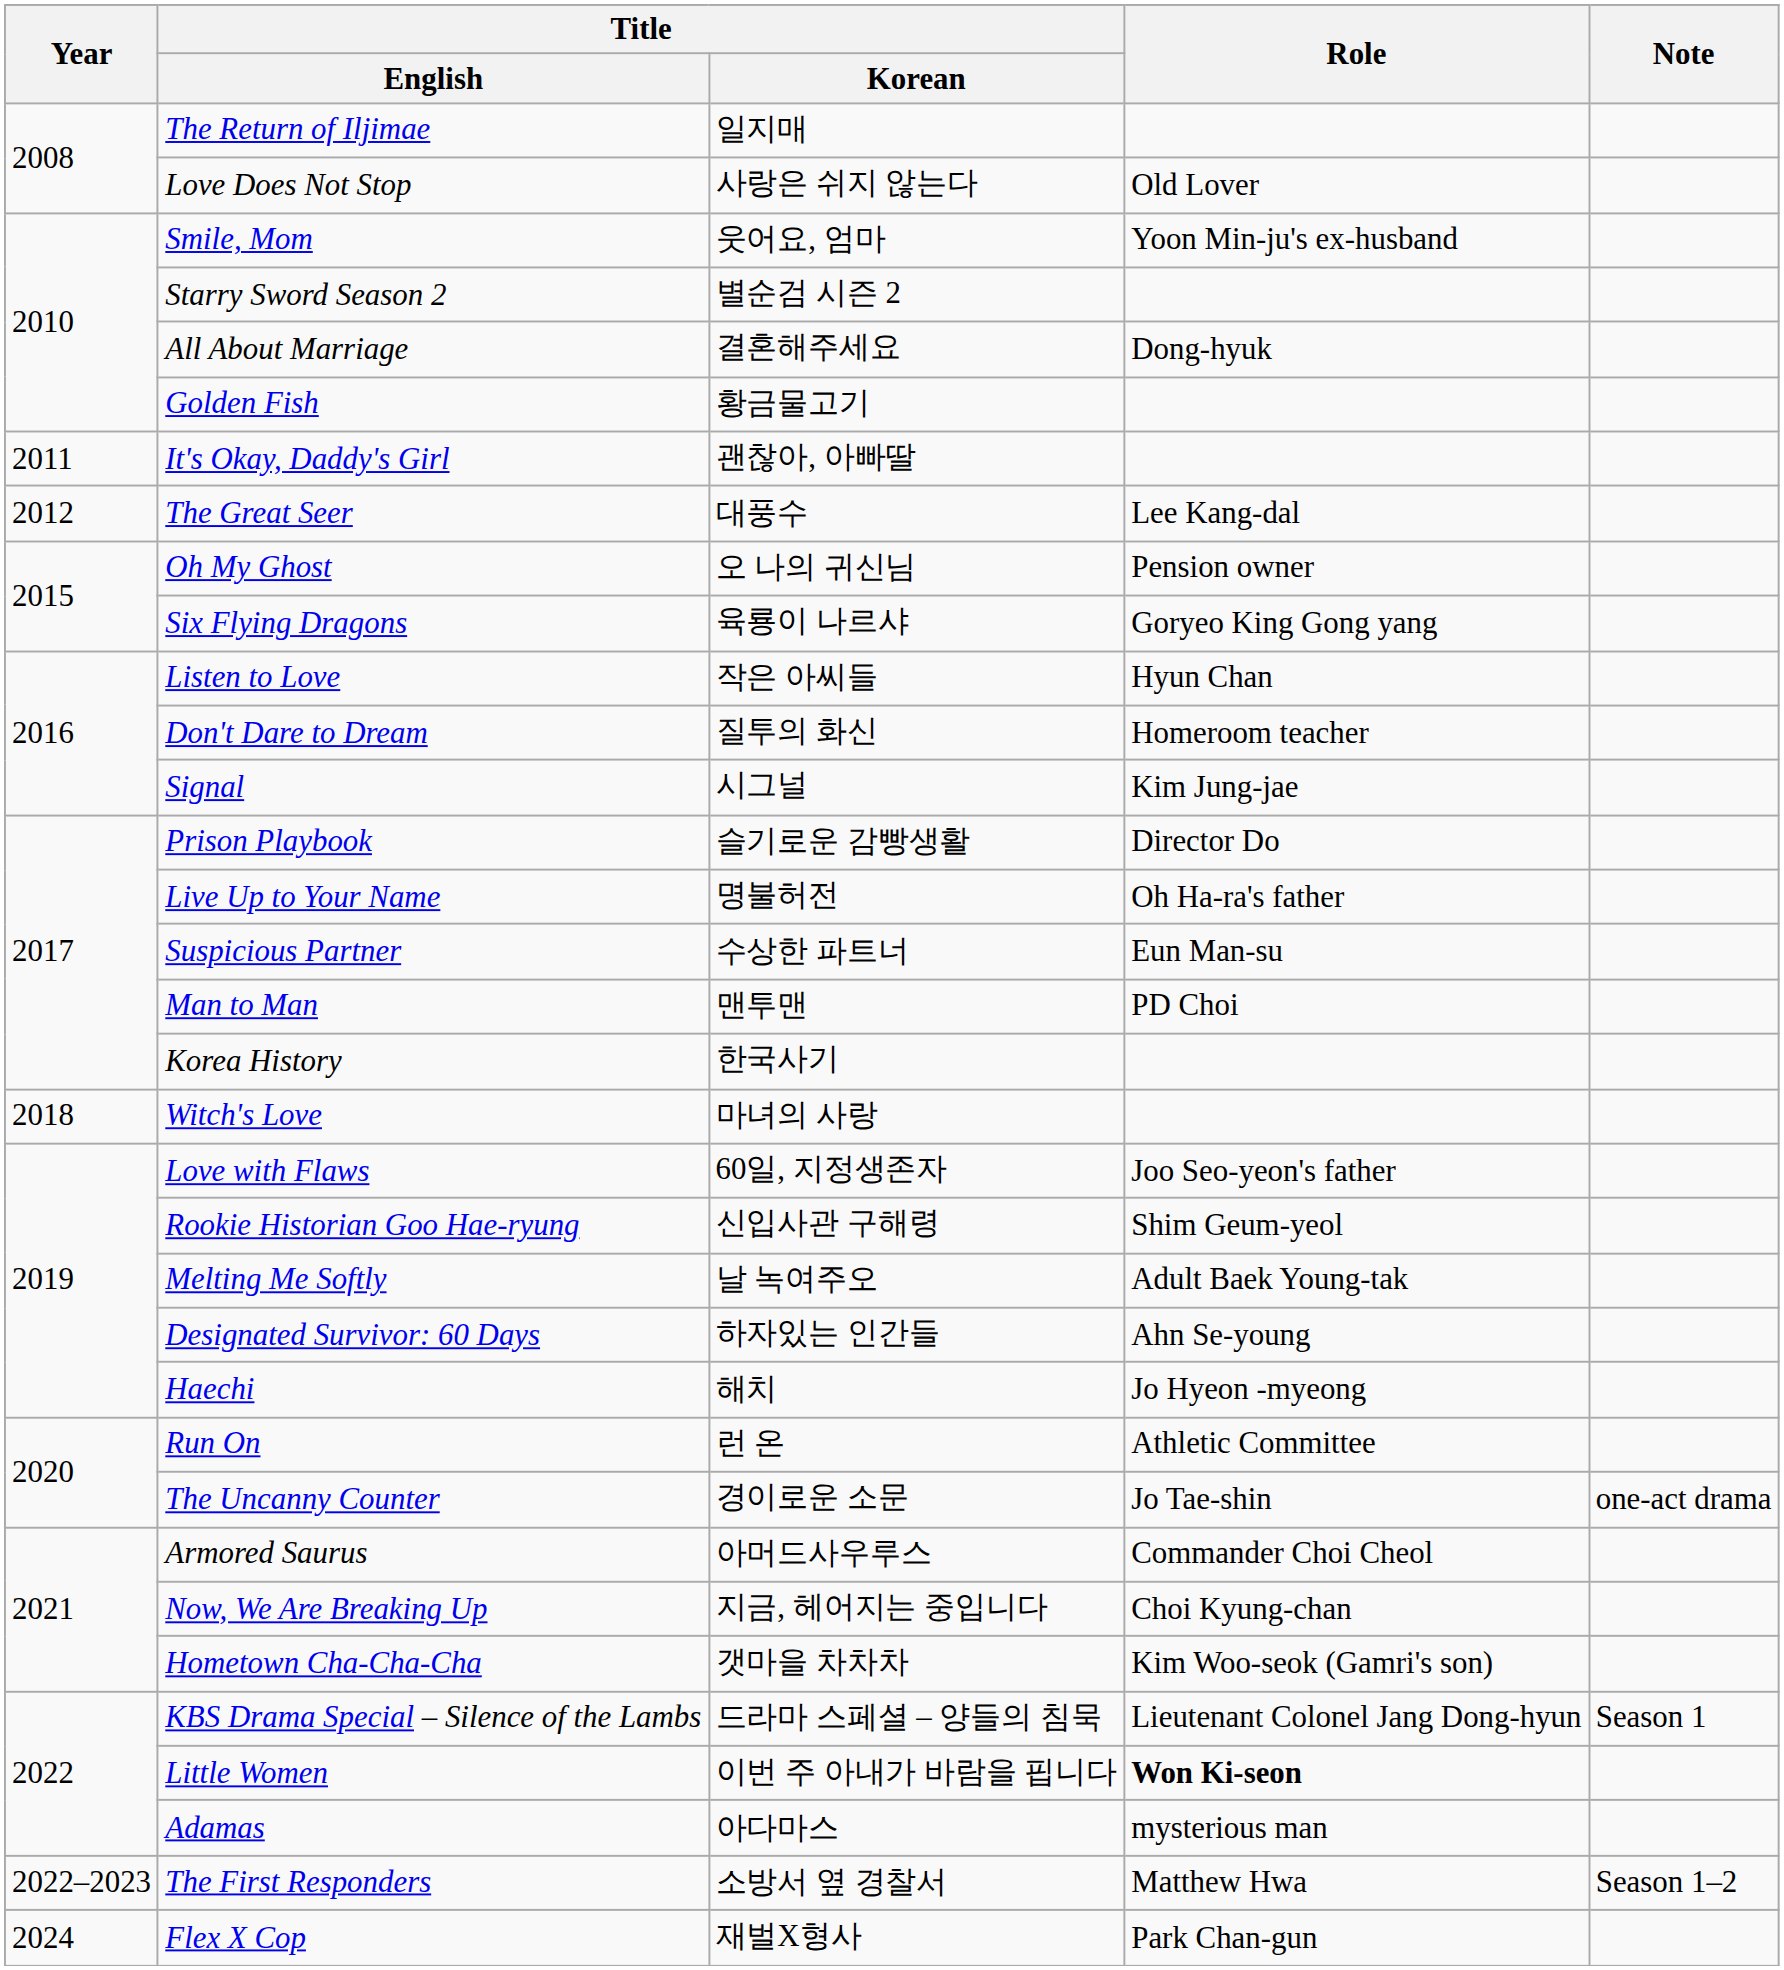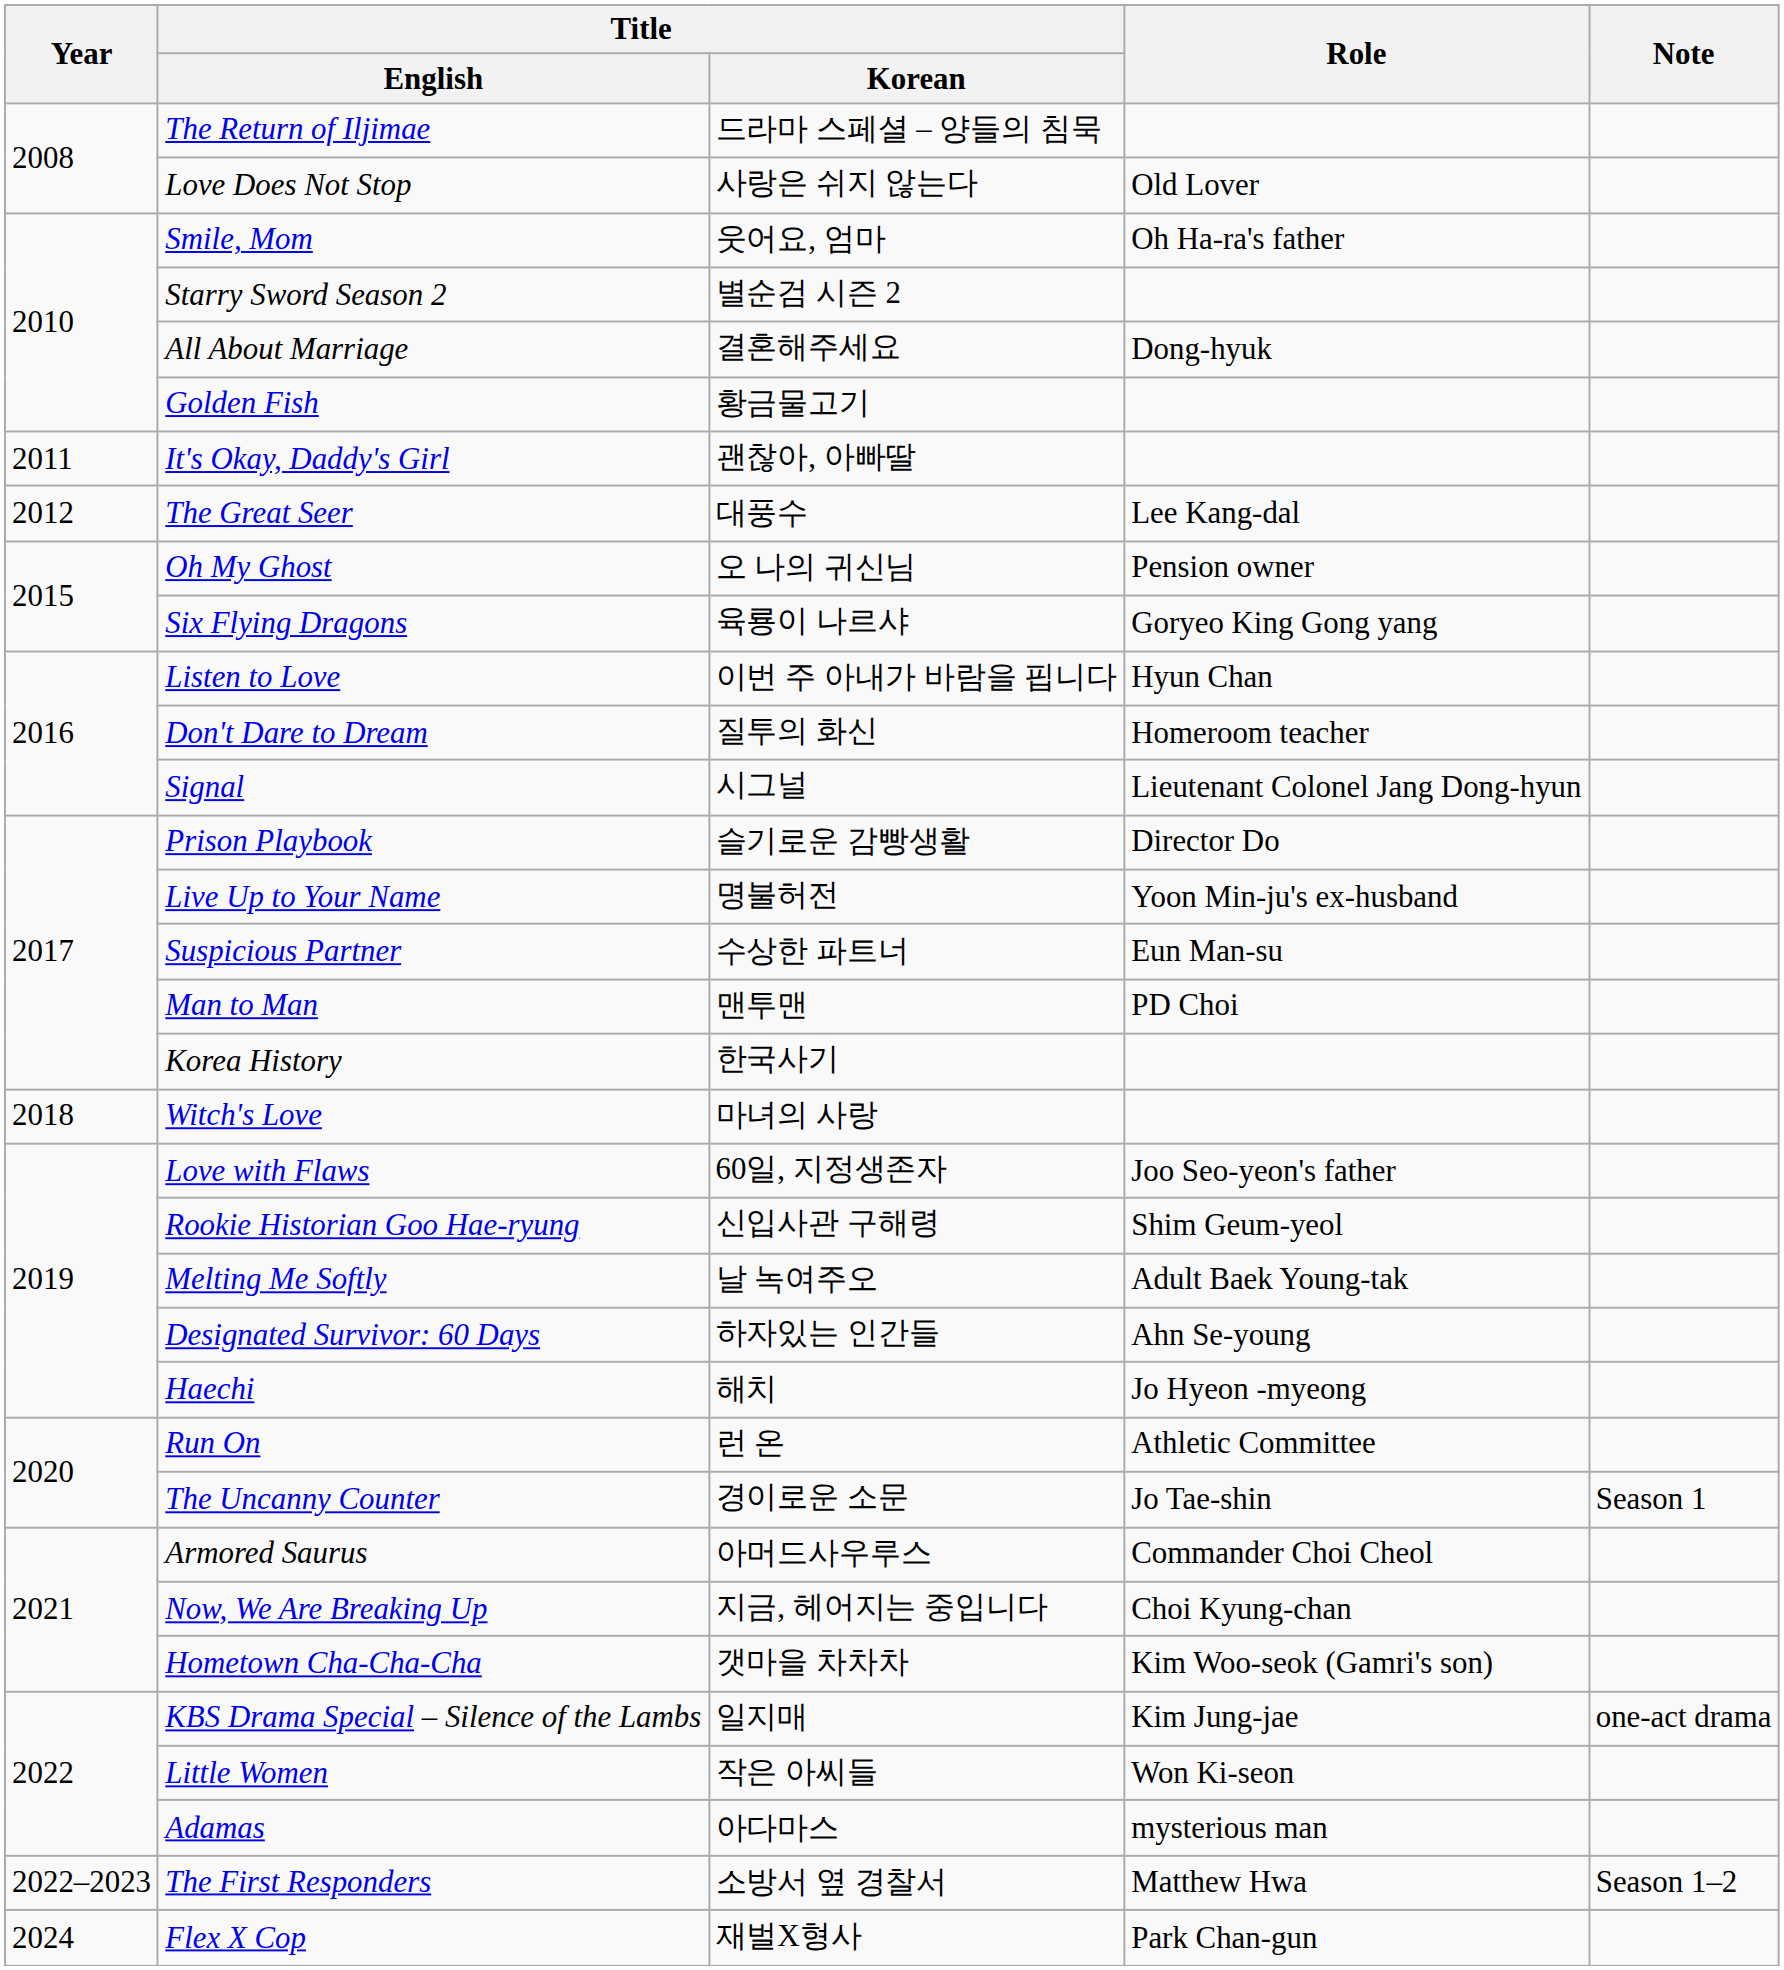(762, 128) 일지매 -> (909, 128) 드라마 스페셜 – 양들의 침묵
(1295, 239) Yoon Min-ju's ex-husband -> (1238, 239) Oh Ha-ra's father
(797, 676) 작은 아씨들 -> (916, 676) 이번 주 아내가 바람을 핍니다
(1215, 786) Kim Jung-jae -> (1356, 786) Lieutenant Colonel Jang Dong-hyun
(1238, 896) Oh Ha-ra's father -> (1295, 896) Yoon Min-ju's ex-husband
(1684, 1498) one-act drama -> (1651, 1498) Season 1
(909, 1717) 드라마 스페셜 – 양들의 침묵 -> (762, 1717) 일지매
(1356, 1717) Lieutenant Colonel Jang Dong-hyun -> (1215, 1717) Kim Jung-jae
(1651, 1717) Season 1 -> (1684, 1717) one-act drama
(916, 1771) 이번 주 아내가 바람을 핍니다 -> (797, 1771) 작은 아씨들
(1217, 1772) bold -> (1213, 1772) normal
